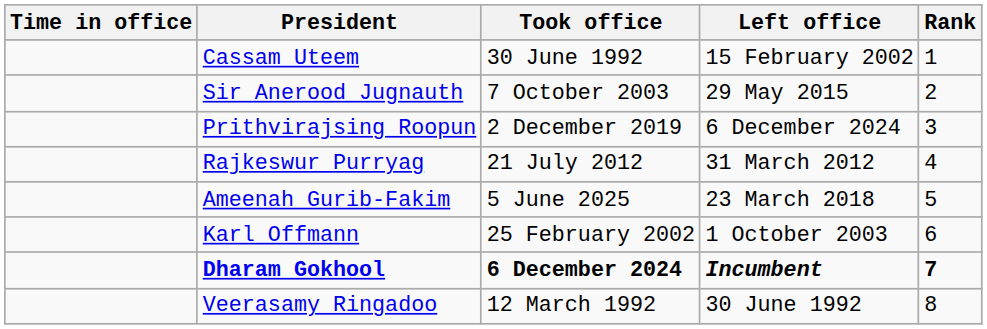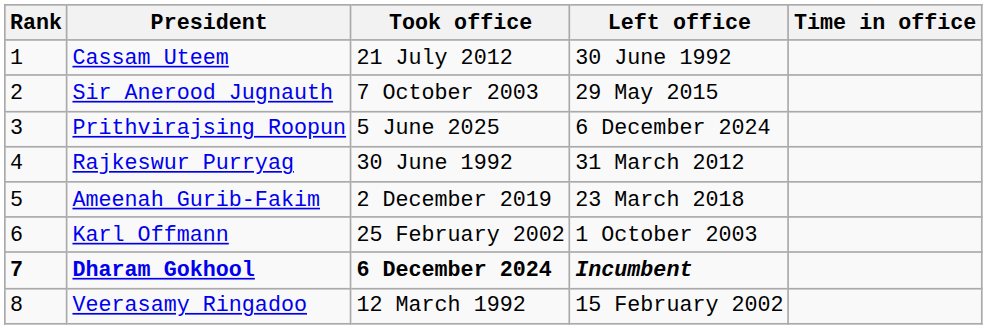columns swapped: (950, 23) <-> (101, 23)
(565, 58) 30 June 1992 -> (435, 58) 21 July 2012
(810, 58) 15 February 2002 -> (653, 58) 30 June 1992
(584, 129) 2 December 2019 -> (428, 129) 5 June 2025
(565, 164) 21 July 2012 -> (435, 164) 30 June 1992
(558, 199) 5 June 2025 -> (454, 199) 2 December 2019
(784, 306) 30 June 1992 -> (679, 306) 15 February 2002
